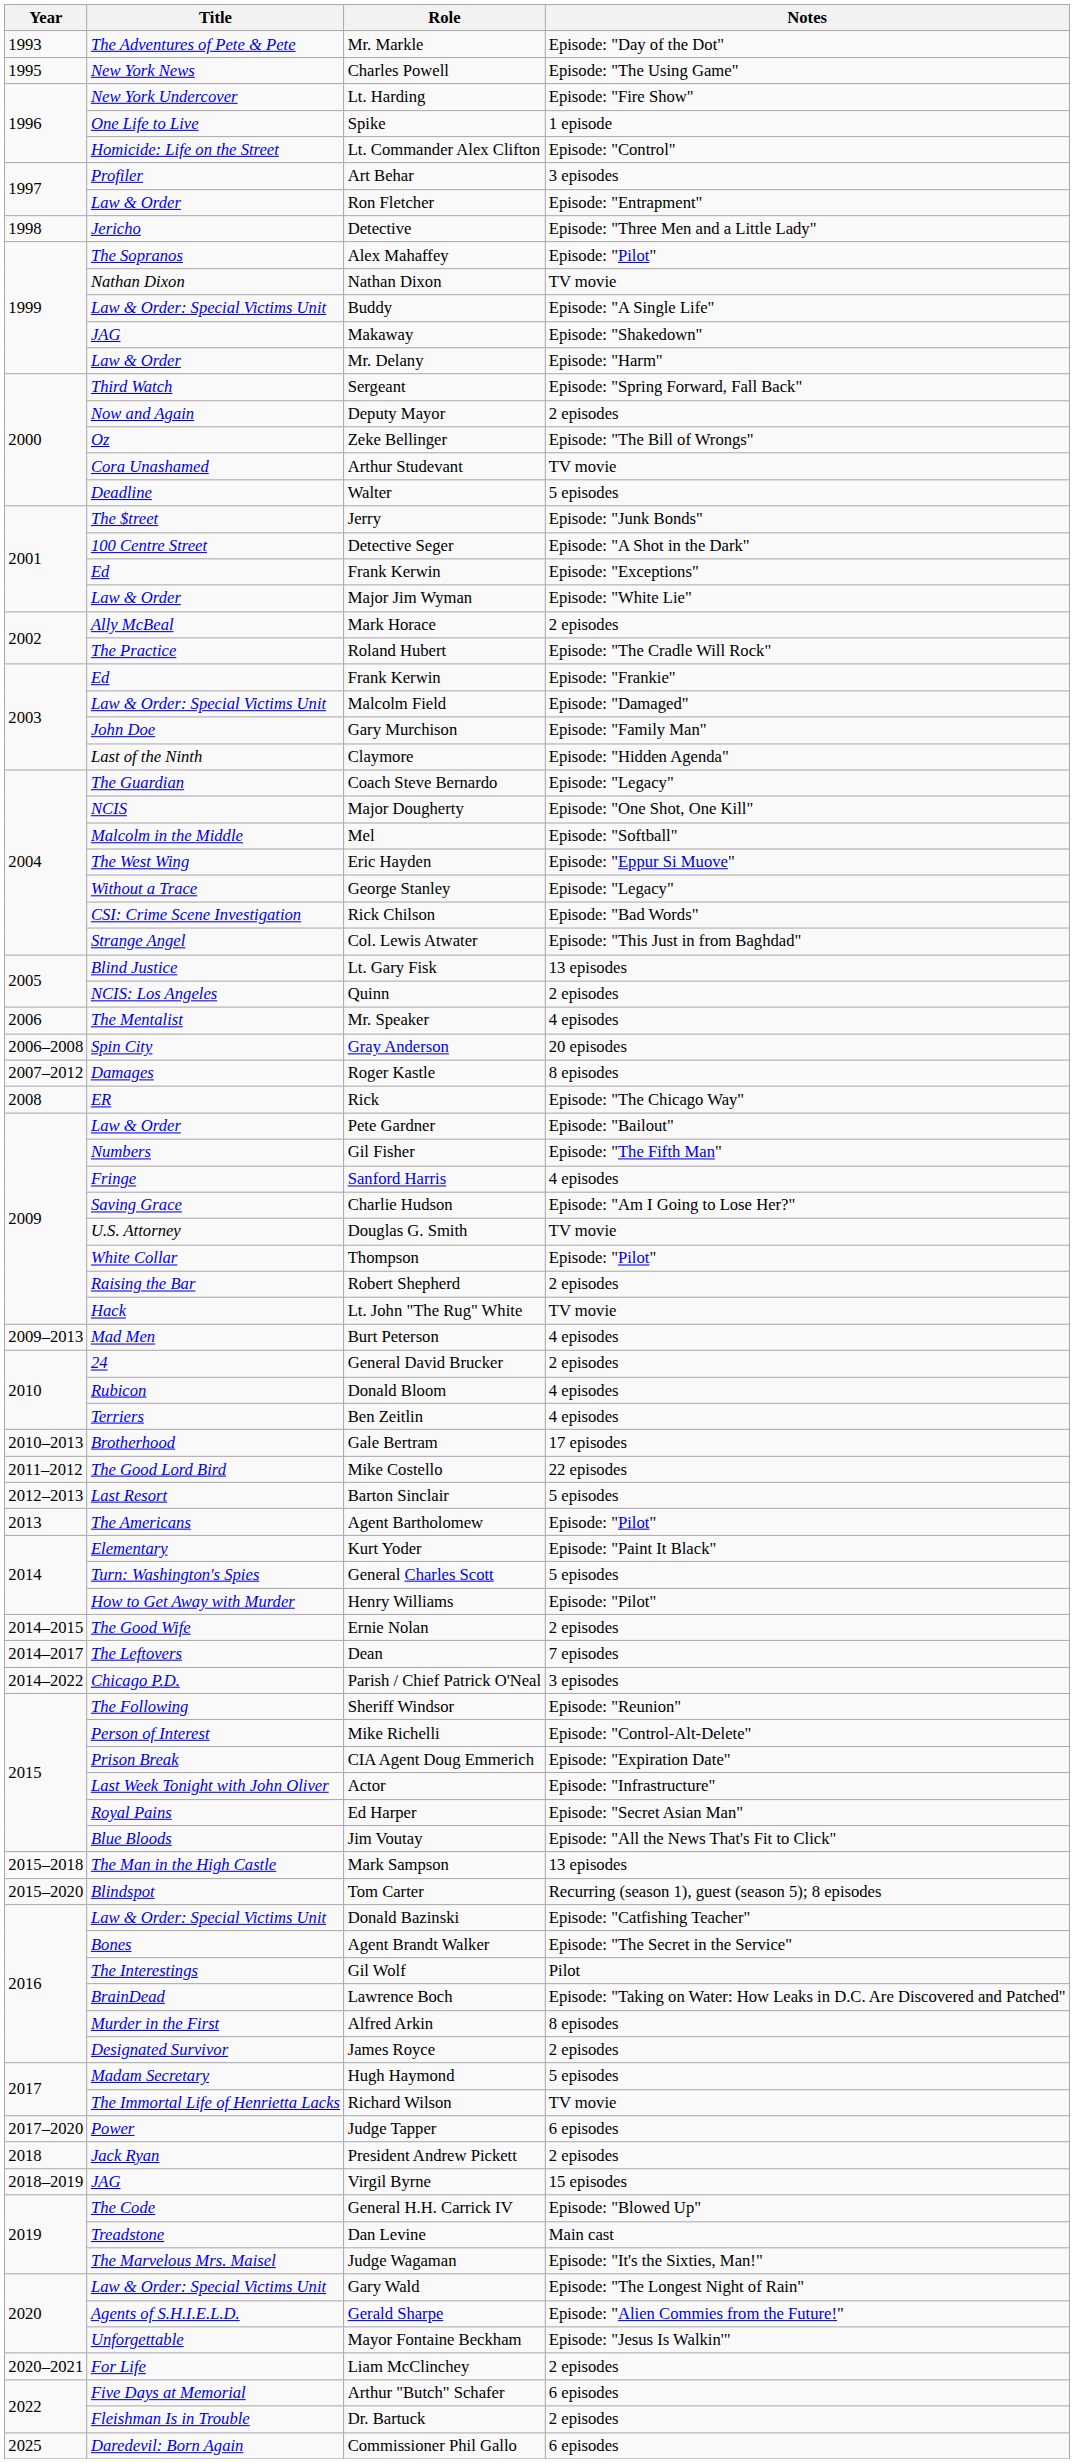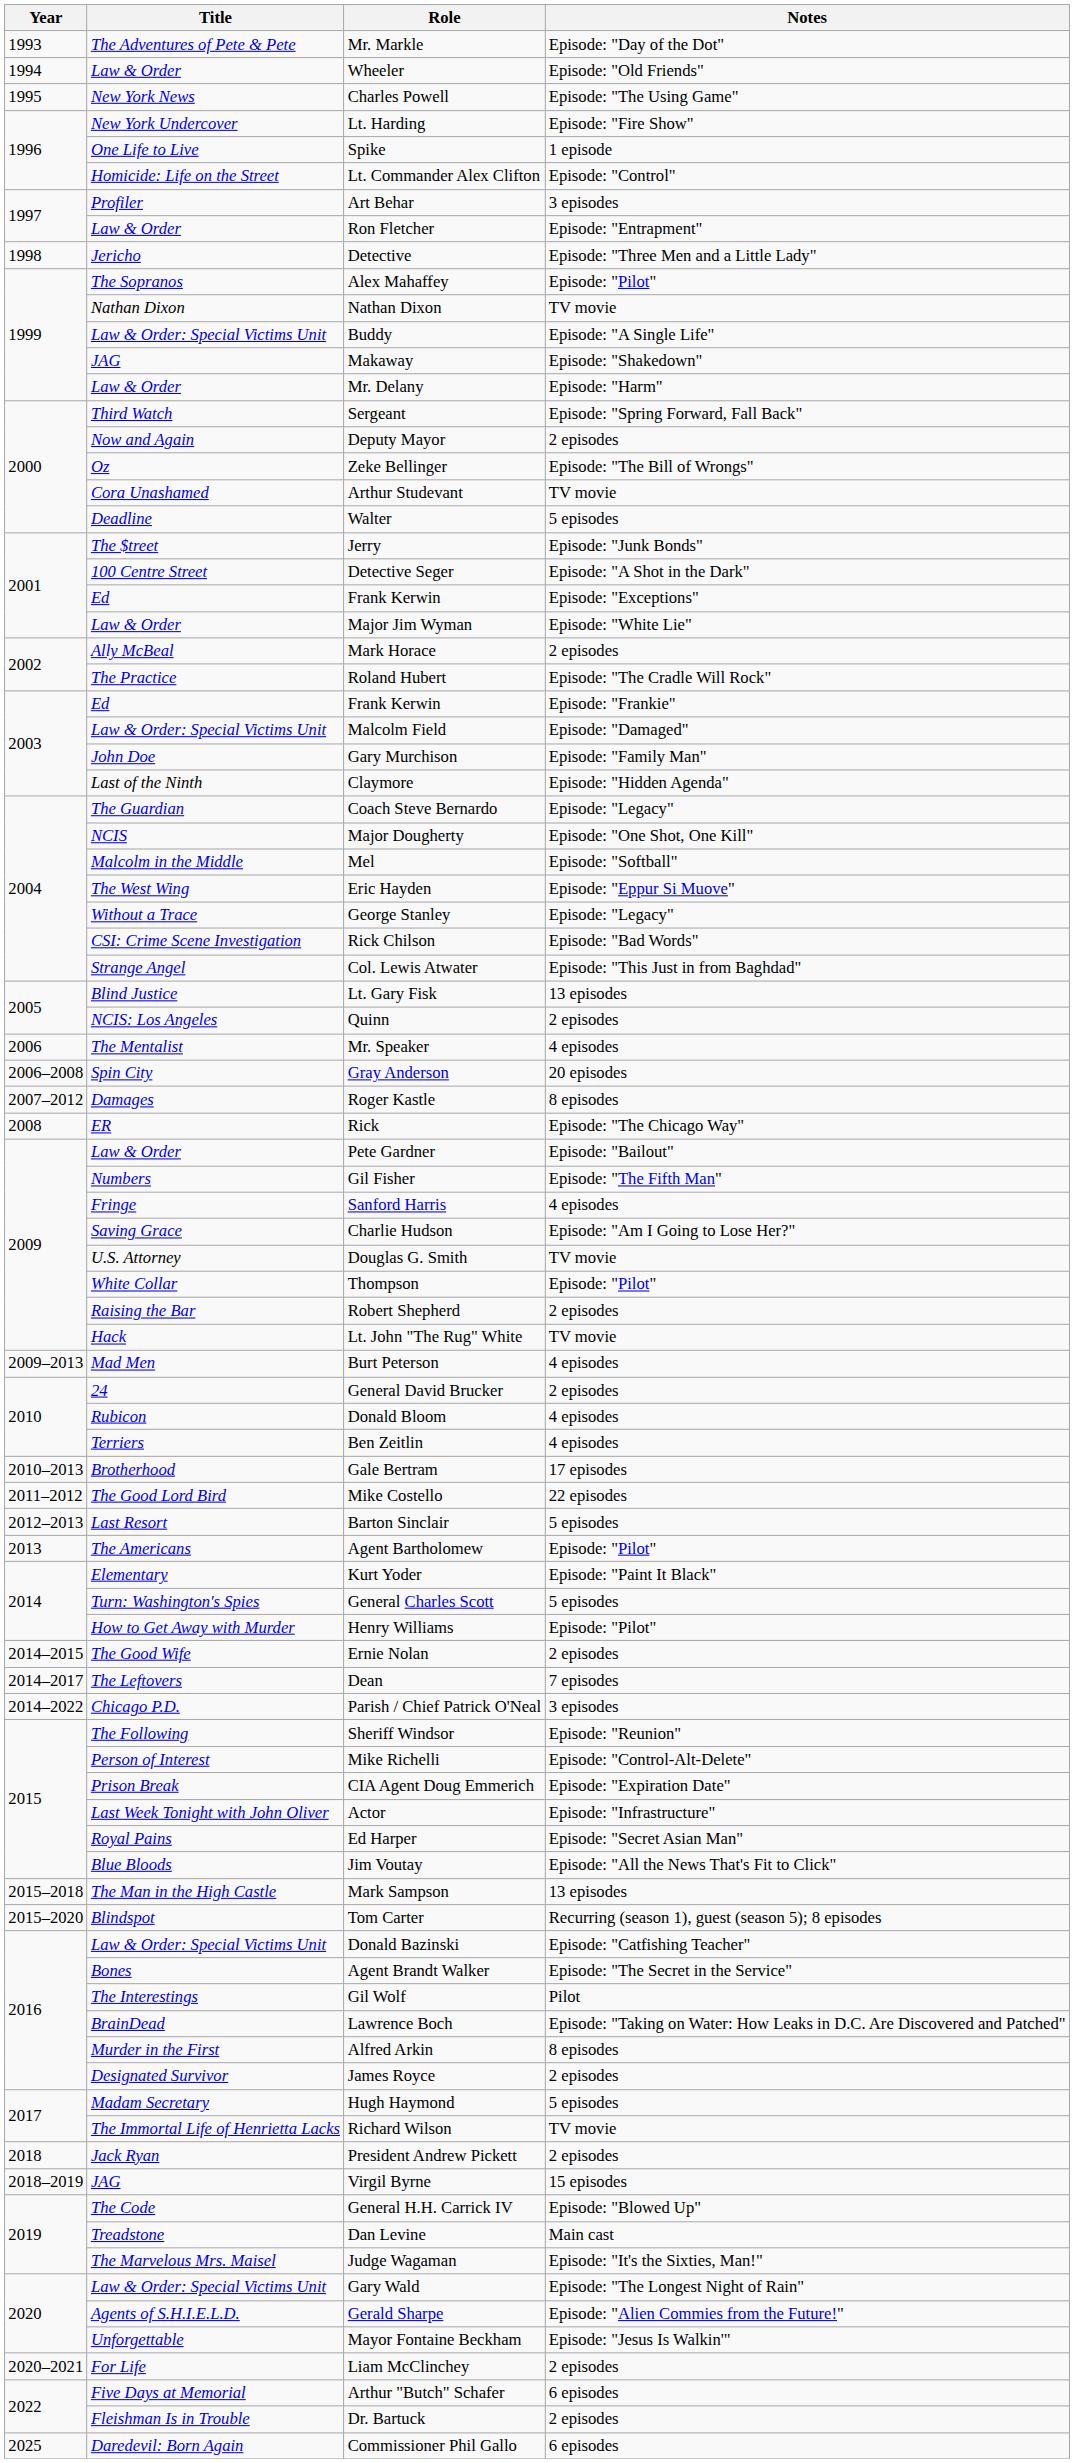+ row: (376, 70)
- row: (392, 2128)
